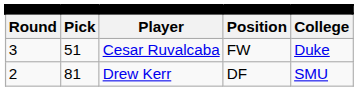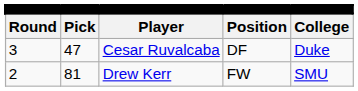(73, 50) 51 -> (73, 50) 47
(239, 50) FW -> (237, 50) DF
(237, 74) DF -> (239, 74) FW
